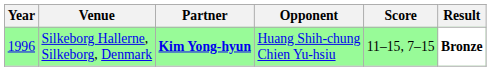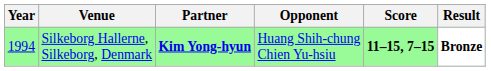(21, 46) 1996 -> (21, 46) 1994
(401, 46) normal -> (401, 46) bold
